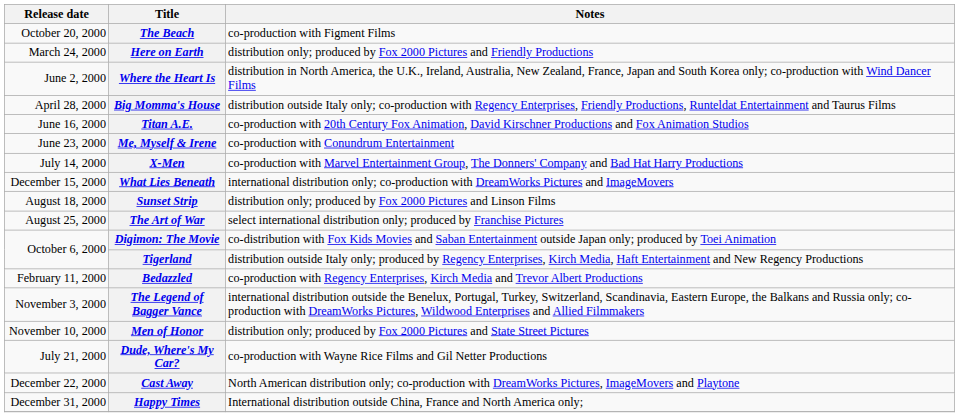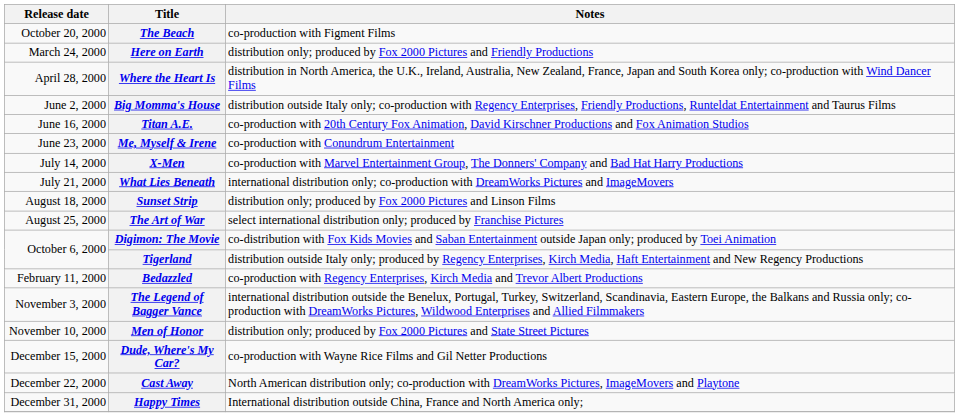(75, 78) June 2, 2000 -> (70, 78) April 28, 2000
(70, 104) April 28, 2000 -> (75, 104) June 2, 2000
(58, 182) December 15, 2000 -> (73, 182) July 21, 2000
(73, 356) July 21, 2000 -> (58, 356) December 15, 2000
